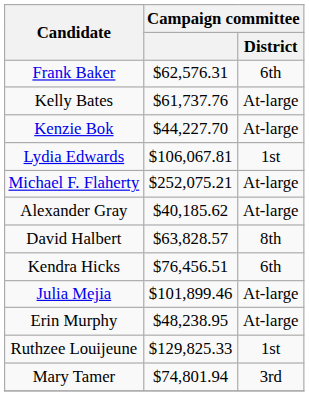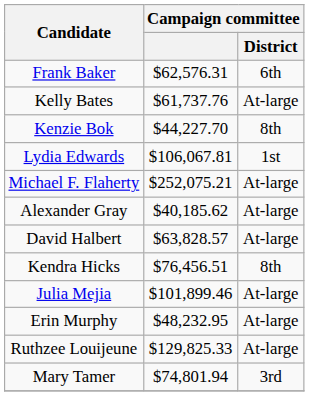(271, 128) At-large -> (271, 128) 8th
(271, 239) 8th -> (271, 239) At-large
(271, 266) 6th -> (271, 266) 8th
(191, 321) $48,238.95 -> (191, 321) $48,232.95
(271, 349) 1st -> (271, 349) At-large
